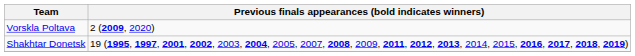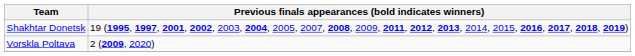rows swapped: (41, 28) <-> (46, 43)
